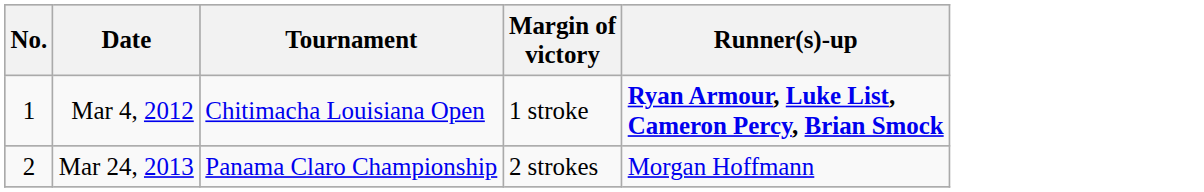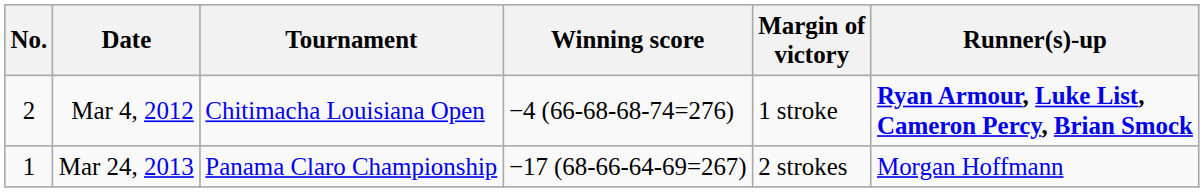+ column: (628, 39)
(29, 110) 1 -> (29, 110) 2
(29, 166) 2 -> (29, 166) 1
